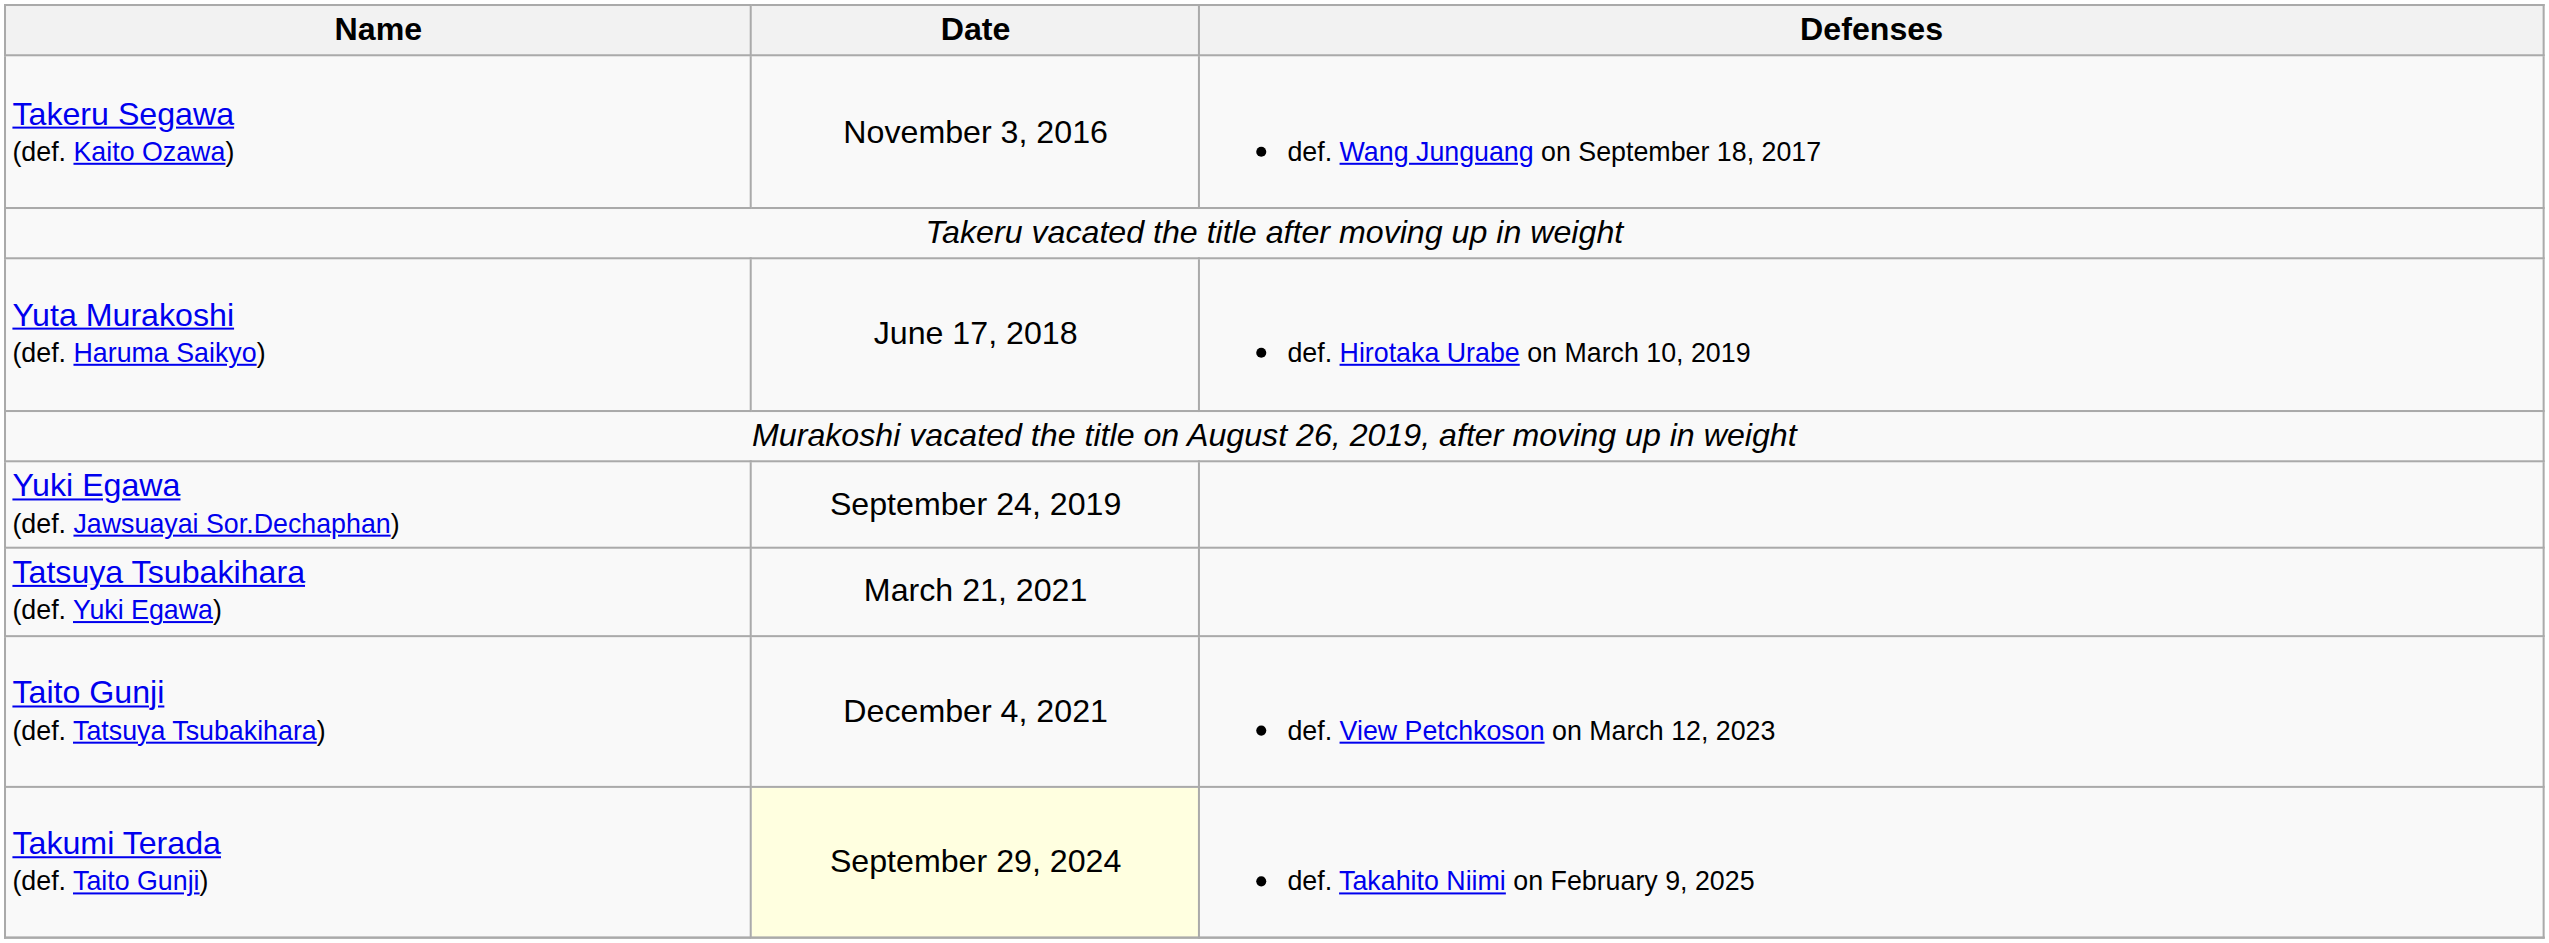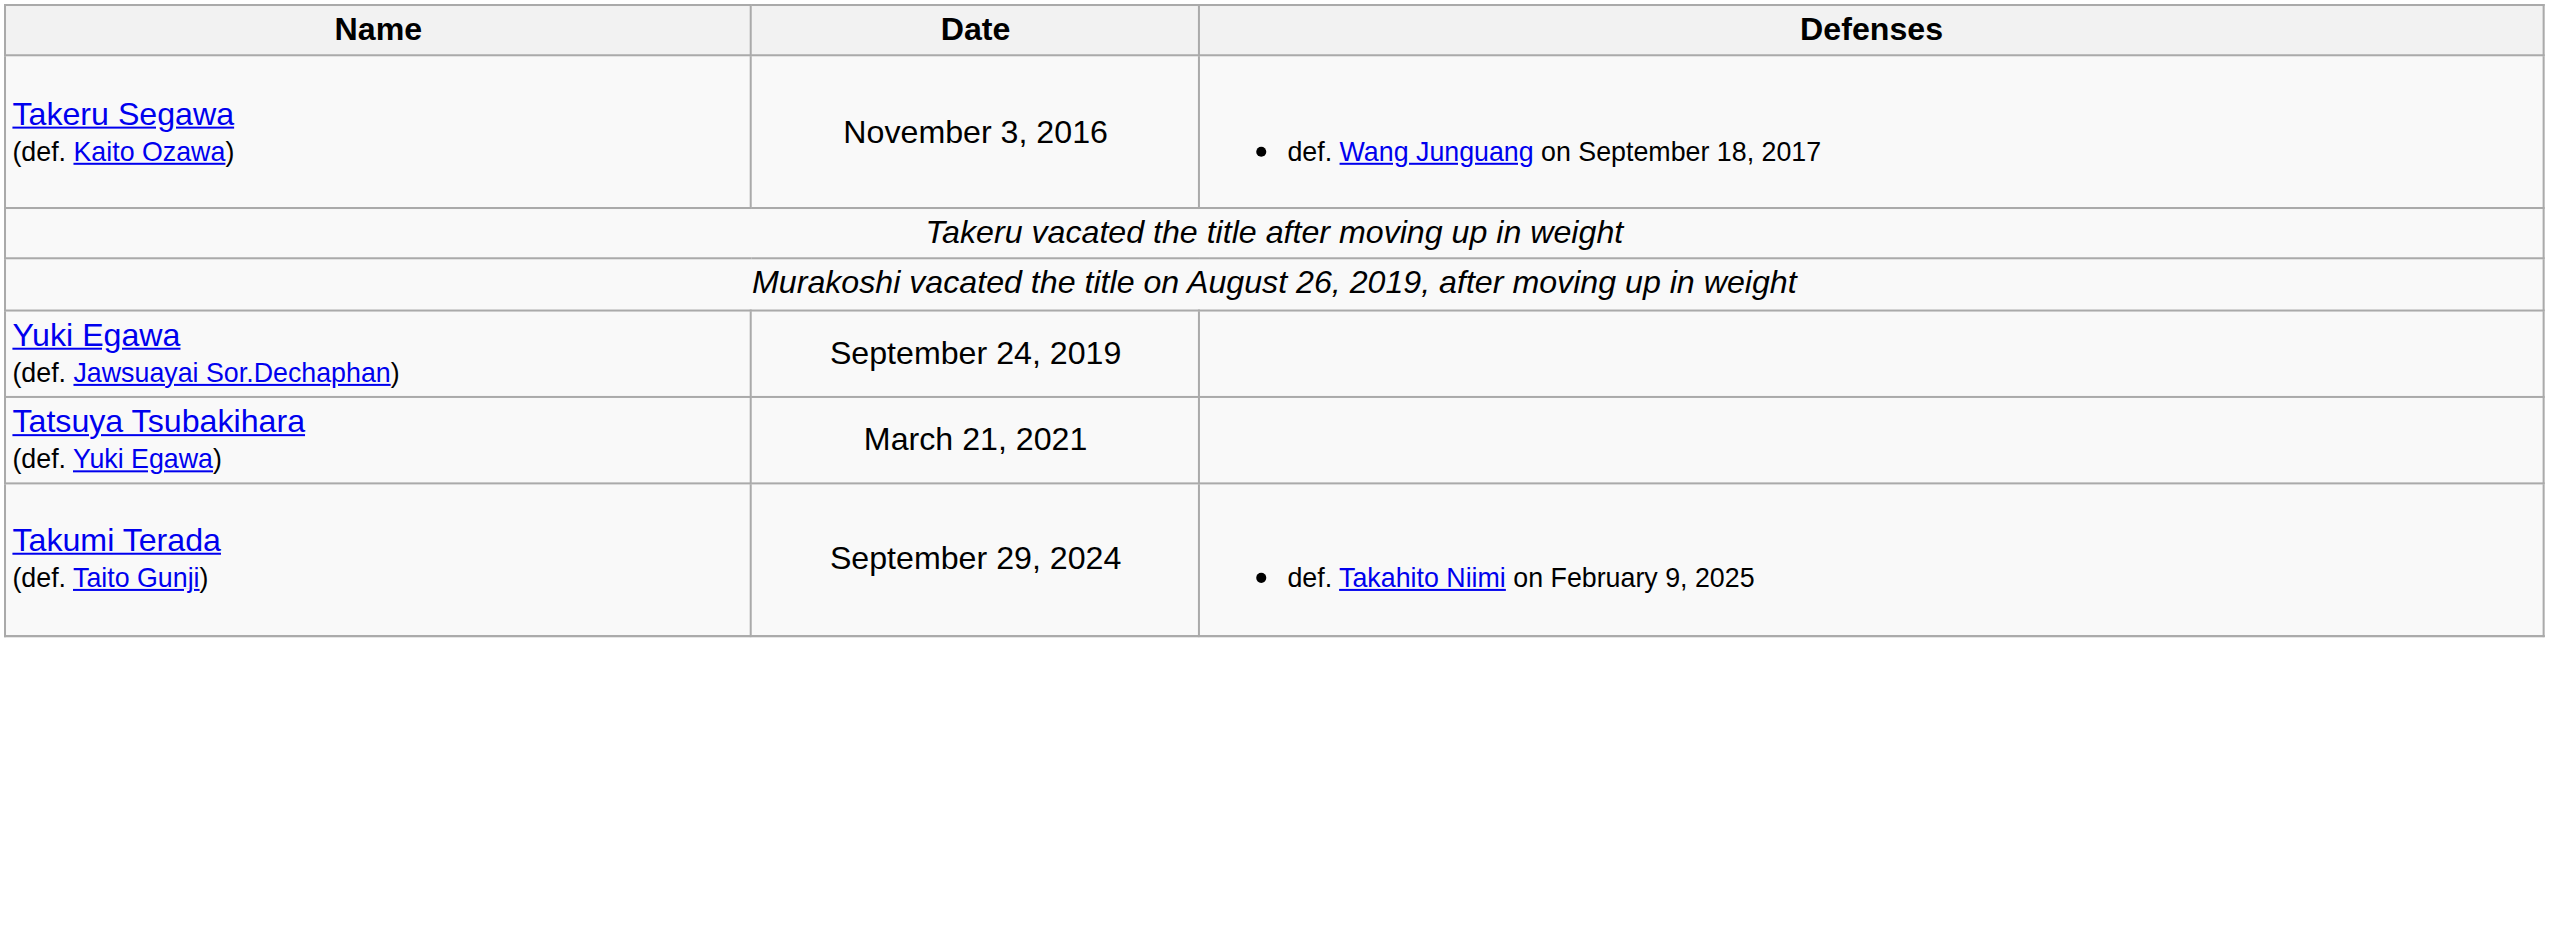- row: (139, 333)
- row: (169, 710)
(976, 862) lightyellow background -> (976, 559) no background
